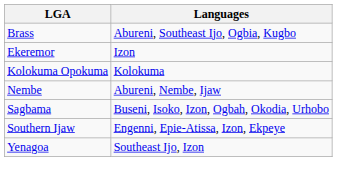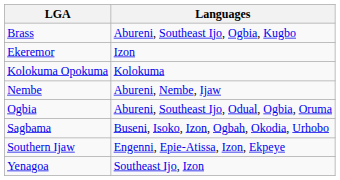+ row: (22, 109)
